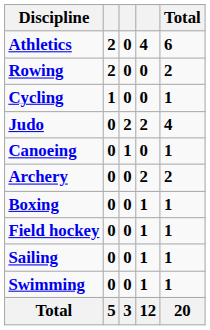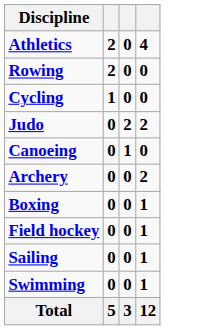- column: (182, 17)
